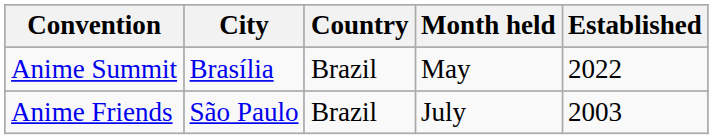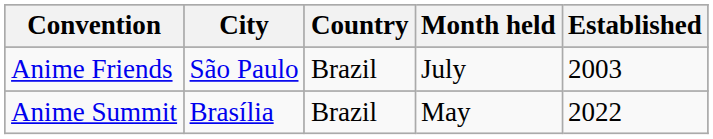rows swapped: (92, 111) <-> (94, 68)
